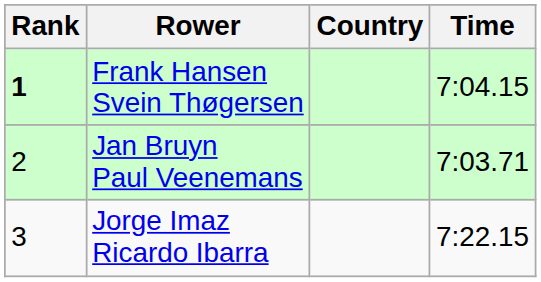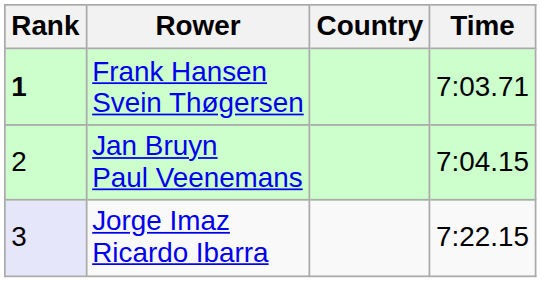(483, 86) 7:04.15 -> (483, 86) 7:03.71
(483, 161) 7:03.71 -> (483, 161) 7:04.15
(19, 237) no background -> (19, 237) lavender background
